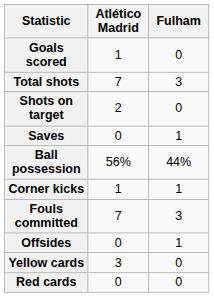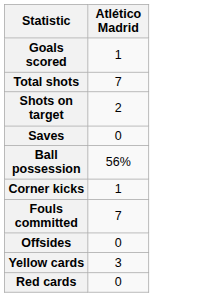- column: (179, 21)
